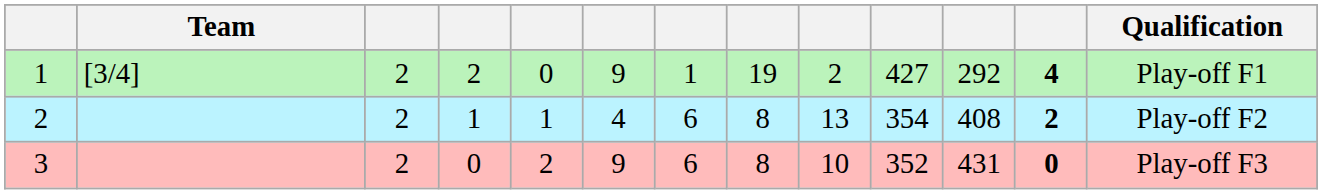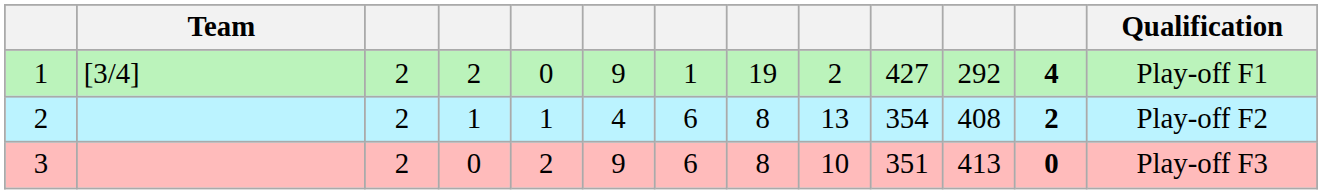(907, 164) 352 -> (907, 164) 351
(979, 164) 431 -> (979, 164) 413
